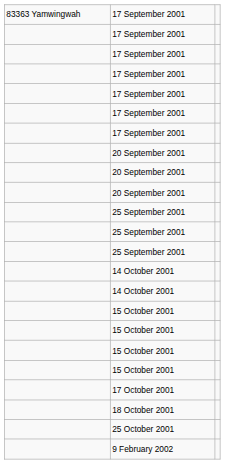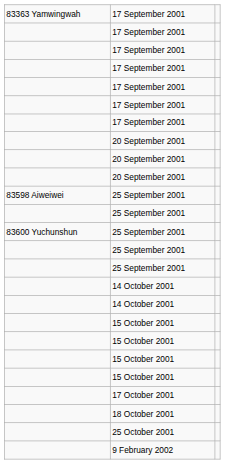+ row: (35, 195)
+ row: (42, 232)
